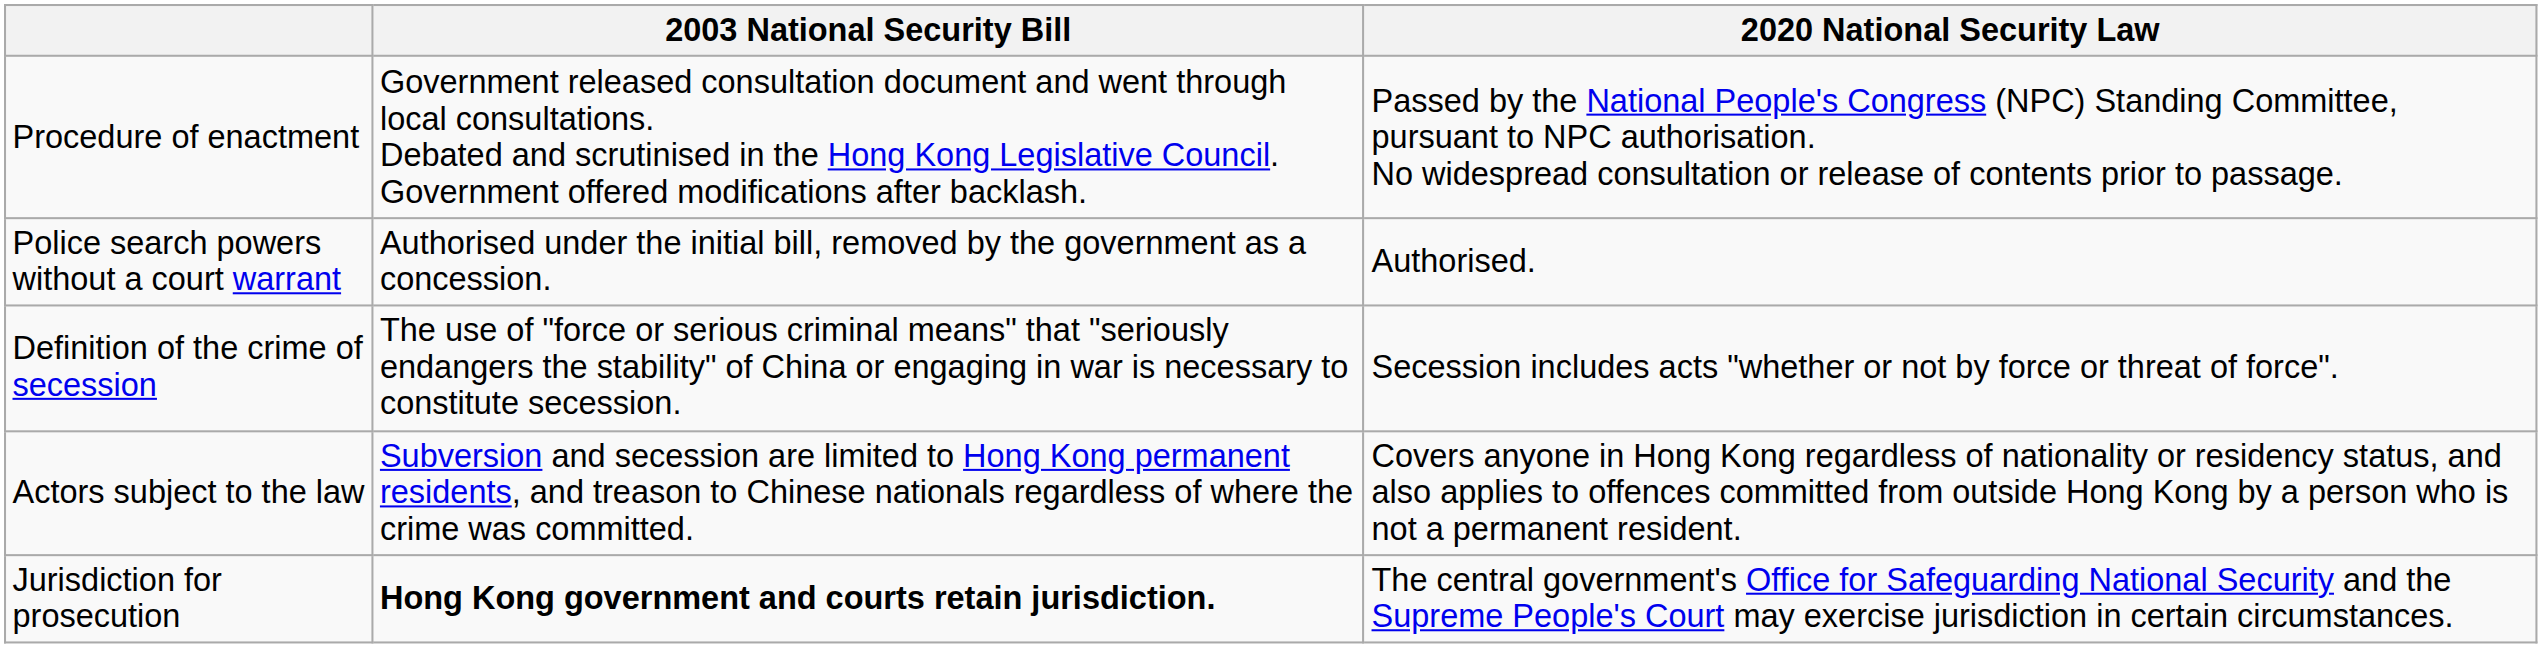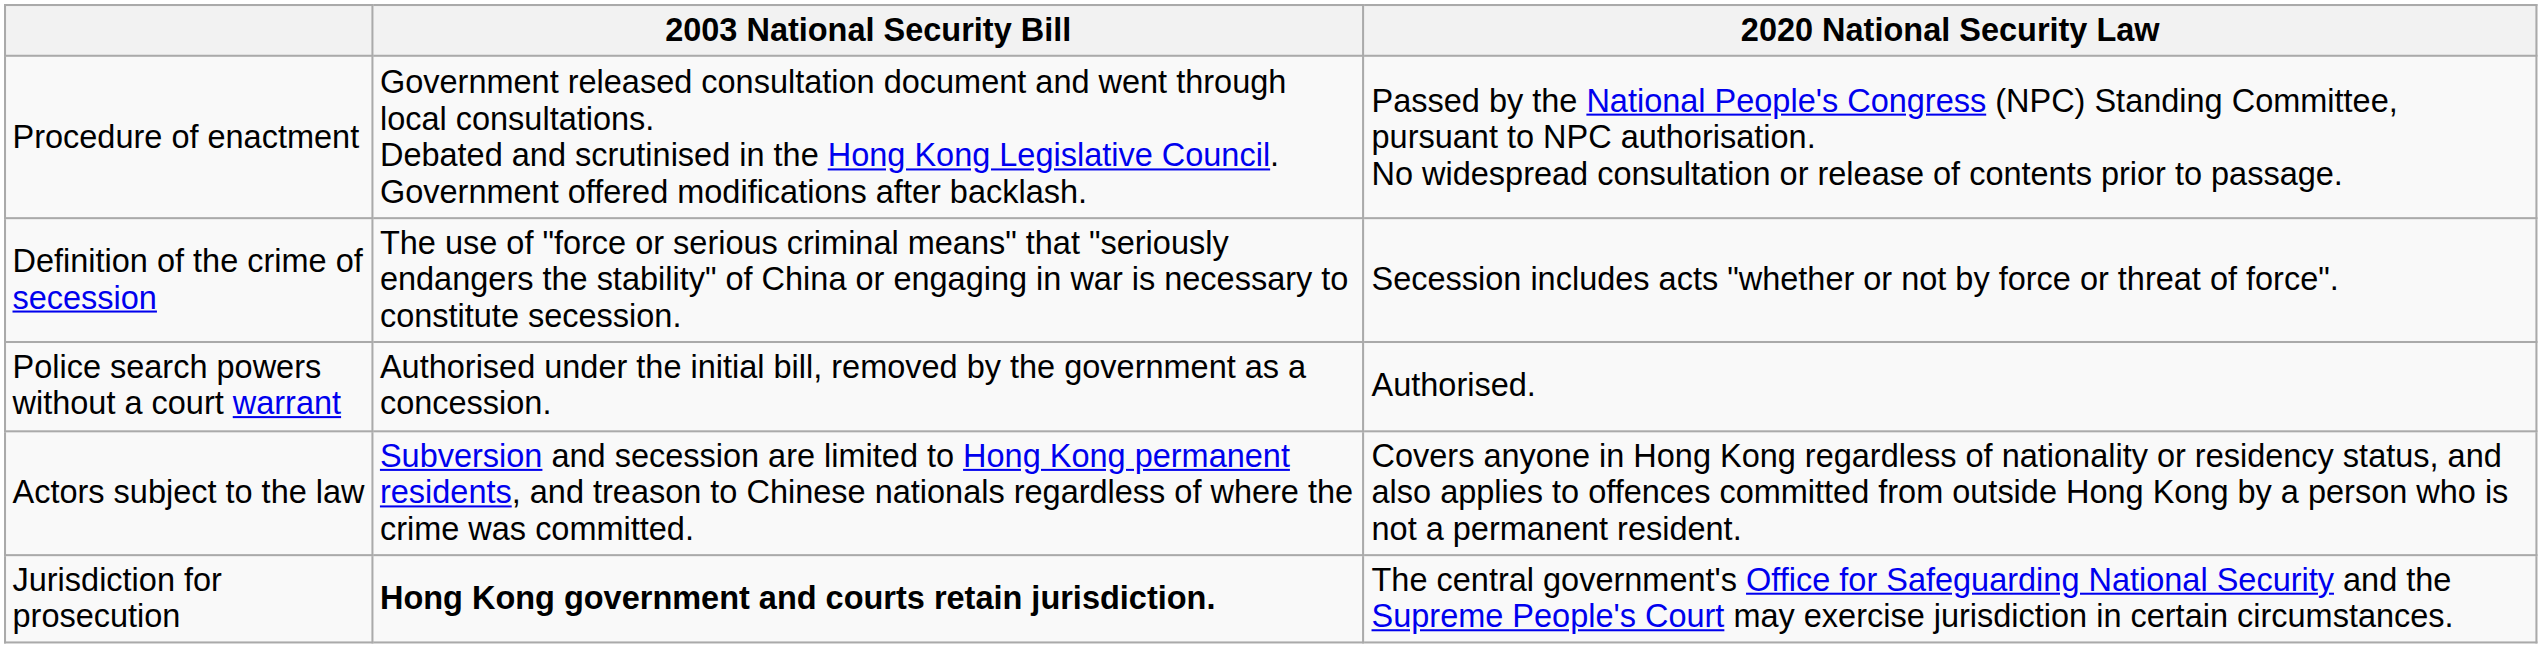rows swapped: (177, 261) <-> (188, 367)
